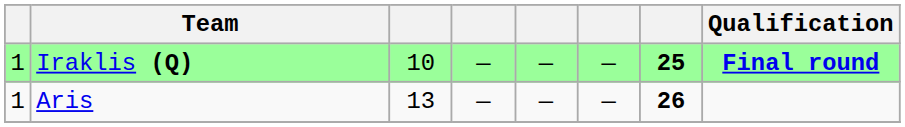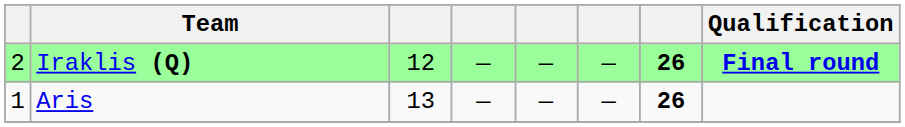(18, 63) 1 -> (18, 63) 2
(421, 63) 10 -> (421, 63) 12
(671, 63) 25 -> (671, 63) 26
